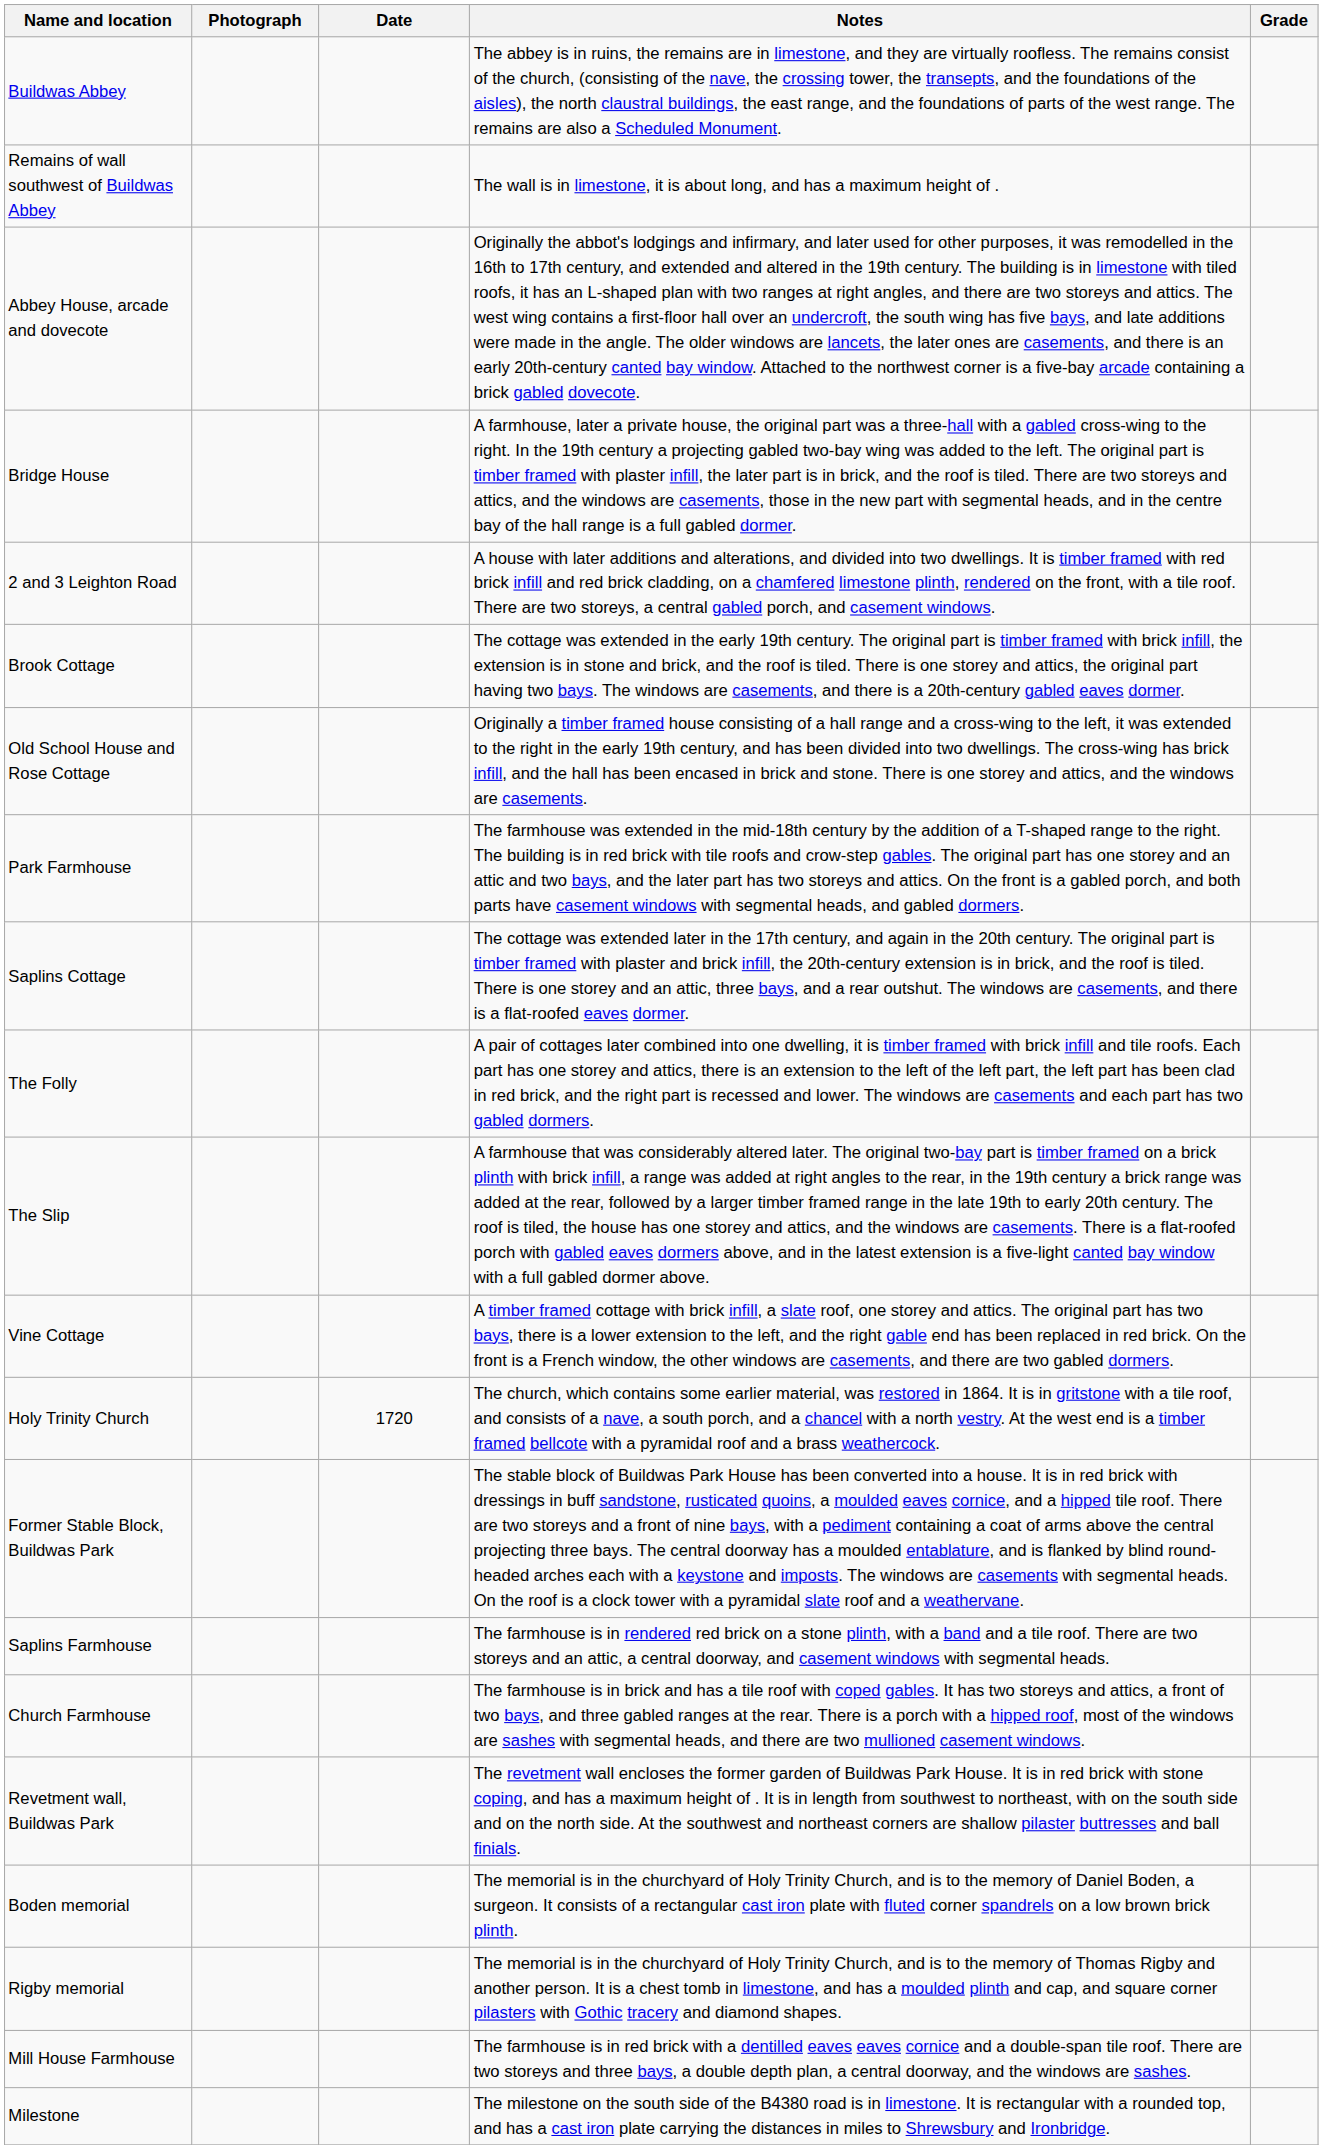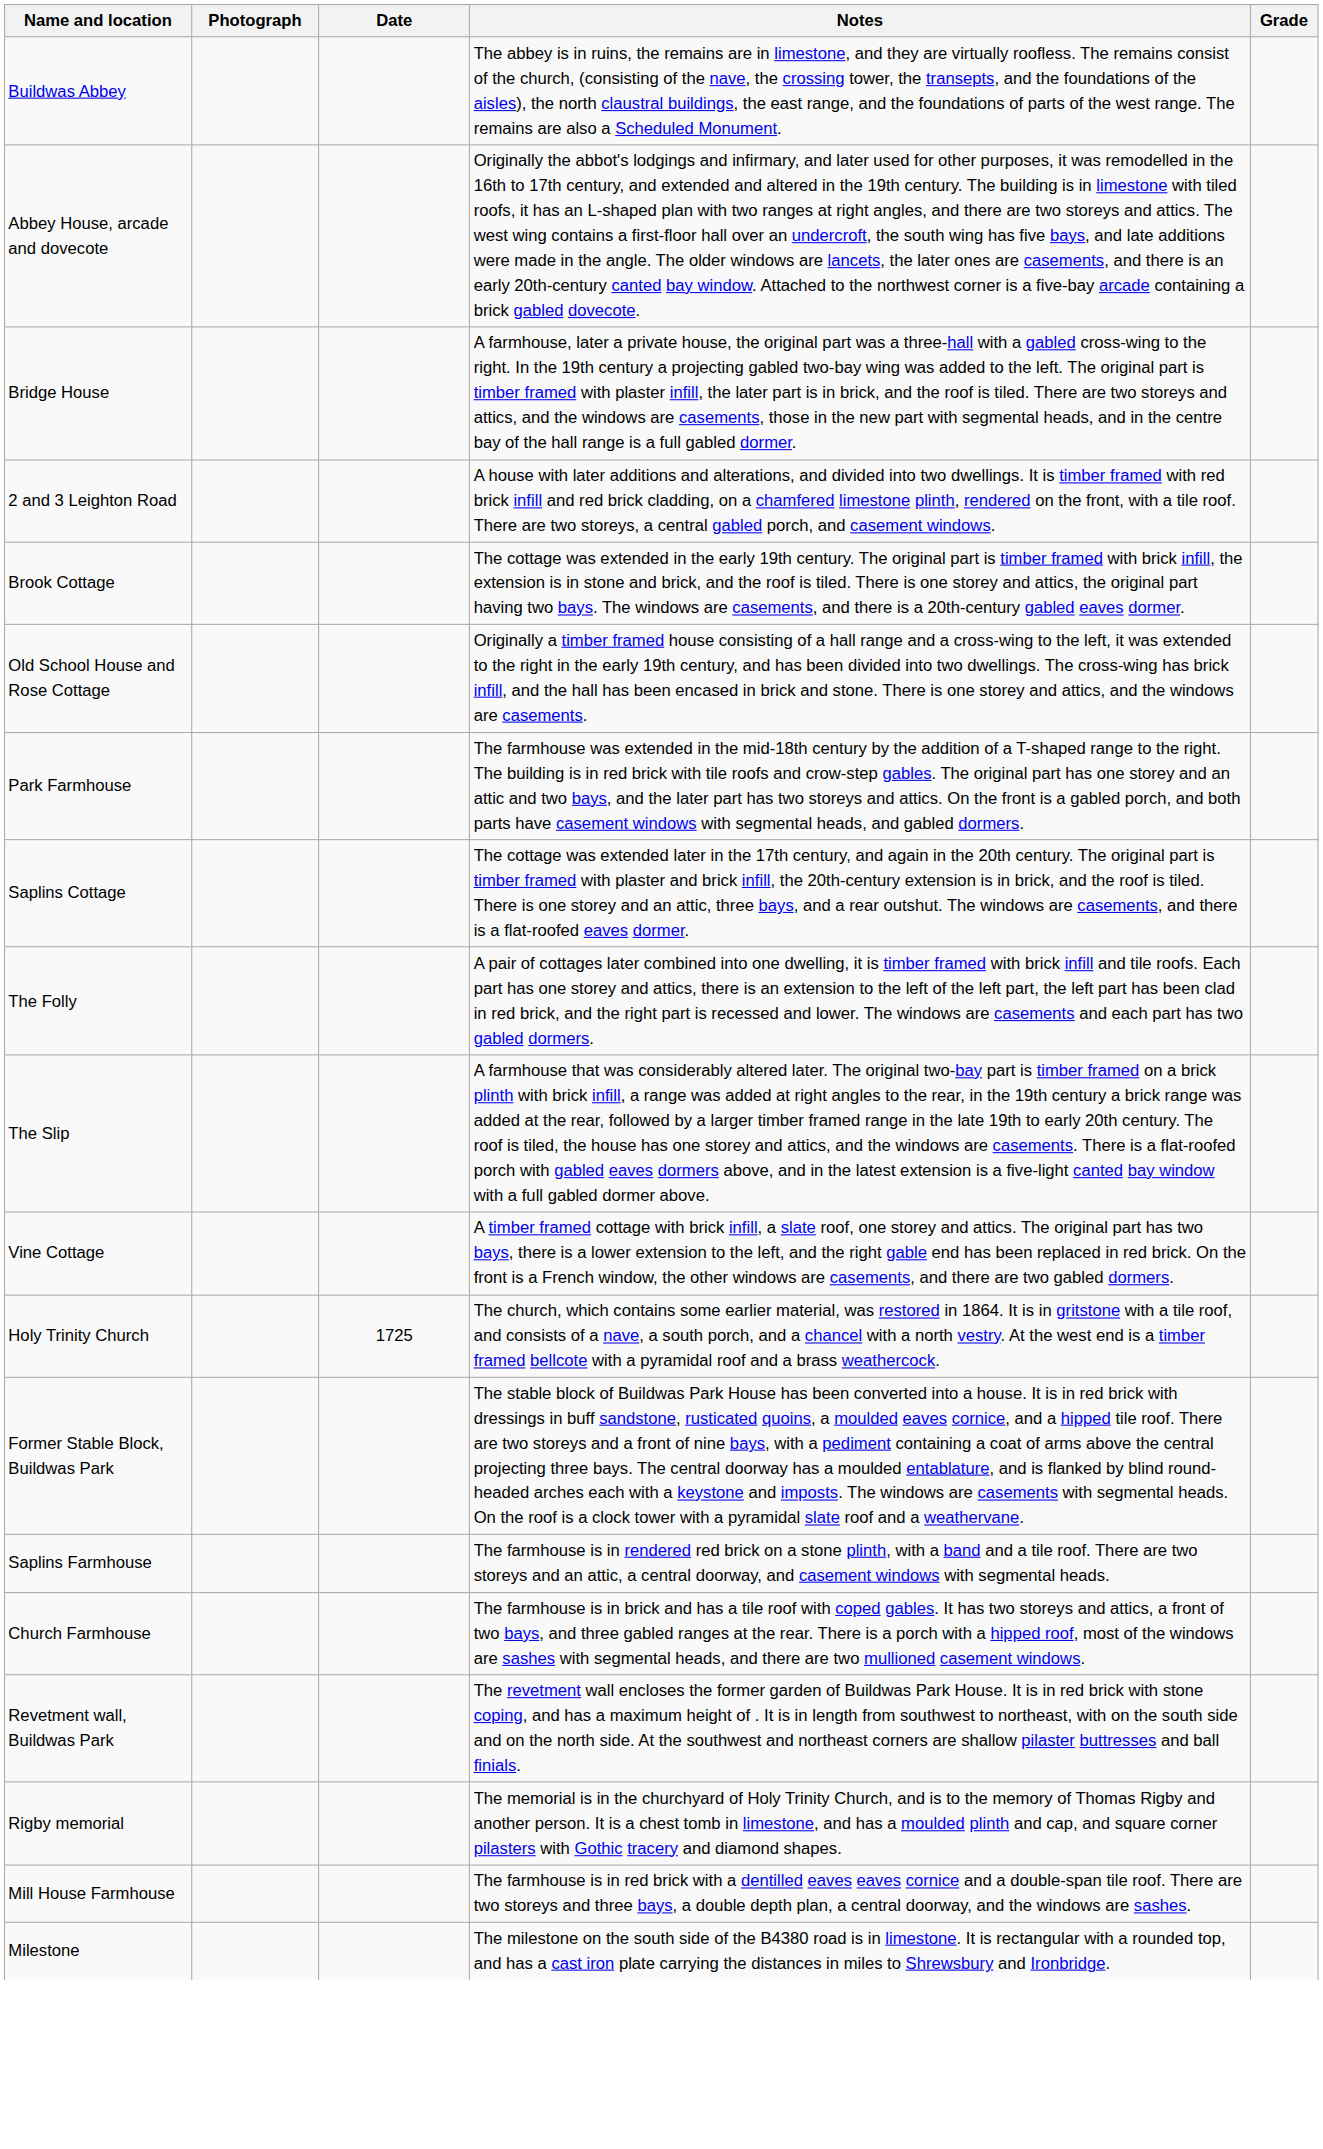- row: (91, 185)
(394, 1418) 1720 -> (394, 1335) 1725
- row: (69, 1906)
